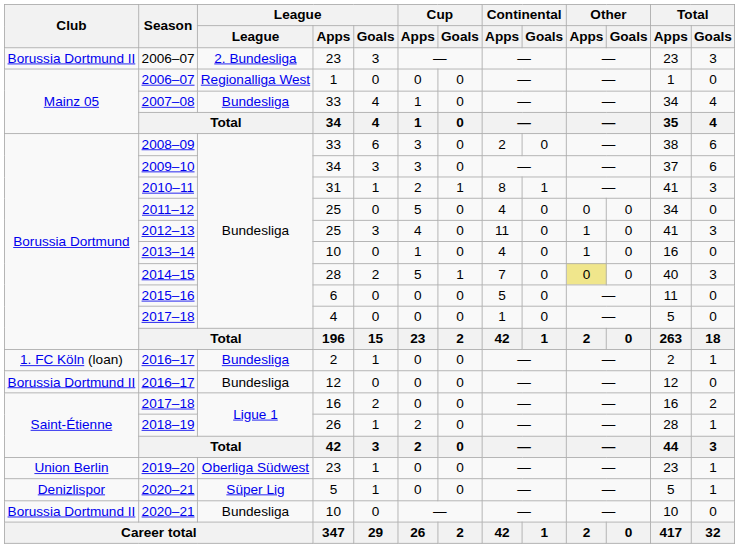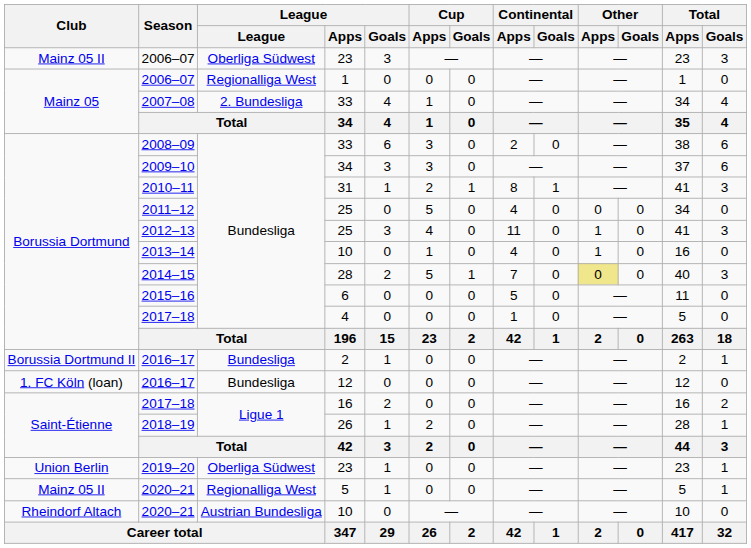(71, 58) Borussia Dortmund II -> (71, 58) Mainz 05 II
(255, 58) 2. Bundesliga -> (261, 58) Oberliga Südwest
(255, 101) Bundesliga -> (261, 101) 2. Bundesliga
(71, 360) 1. FC Köln (loan) -> (71, 360) Borussia Dortmund II
(71, 381) Borussia Dortmund II -> (71, 381) 1. FC Köln (loan)
(71, 489) Denizlispor -> (71, 489) Mainz 05 II
(255, 489) Süper Lig -> (261, 489) Regionalliga West
(71, 511) Borussia Dortmund II -> (71, 511) Rheindorf Altach
(255, 511) Bundesliga -> (261, 511) Austrian Bundesliga
